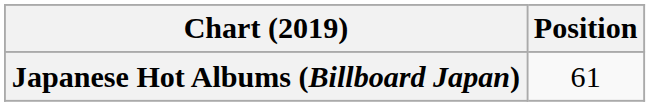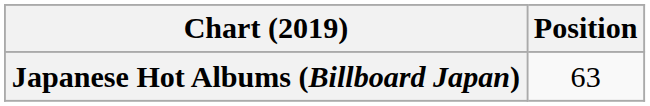(586, 76) 61 -> (586, 76) 63
